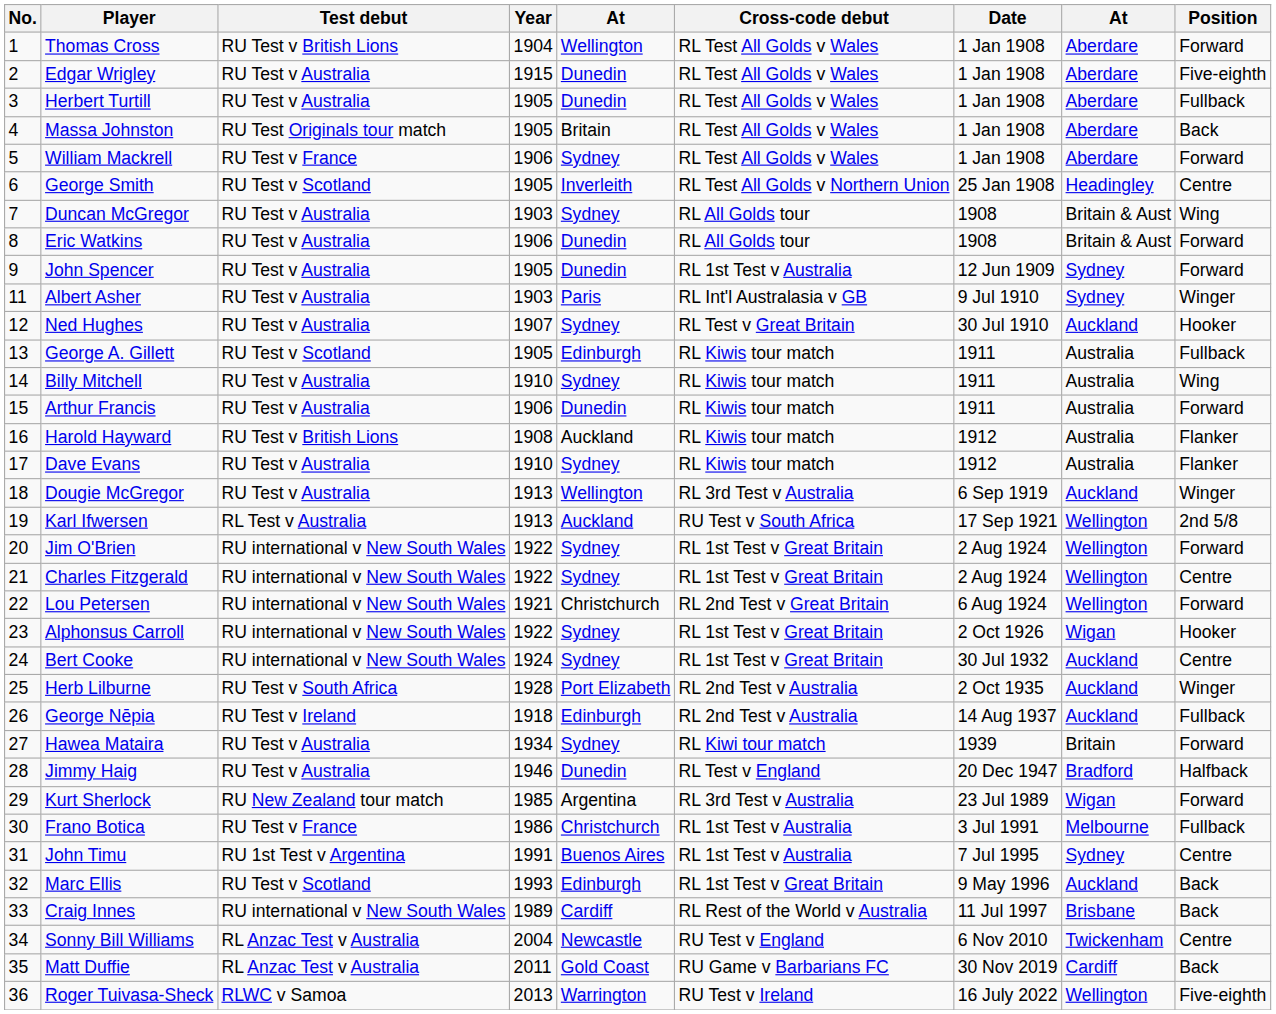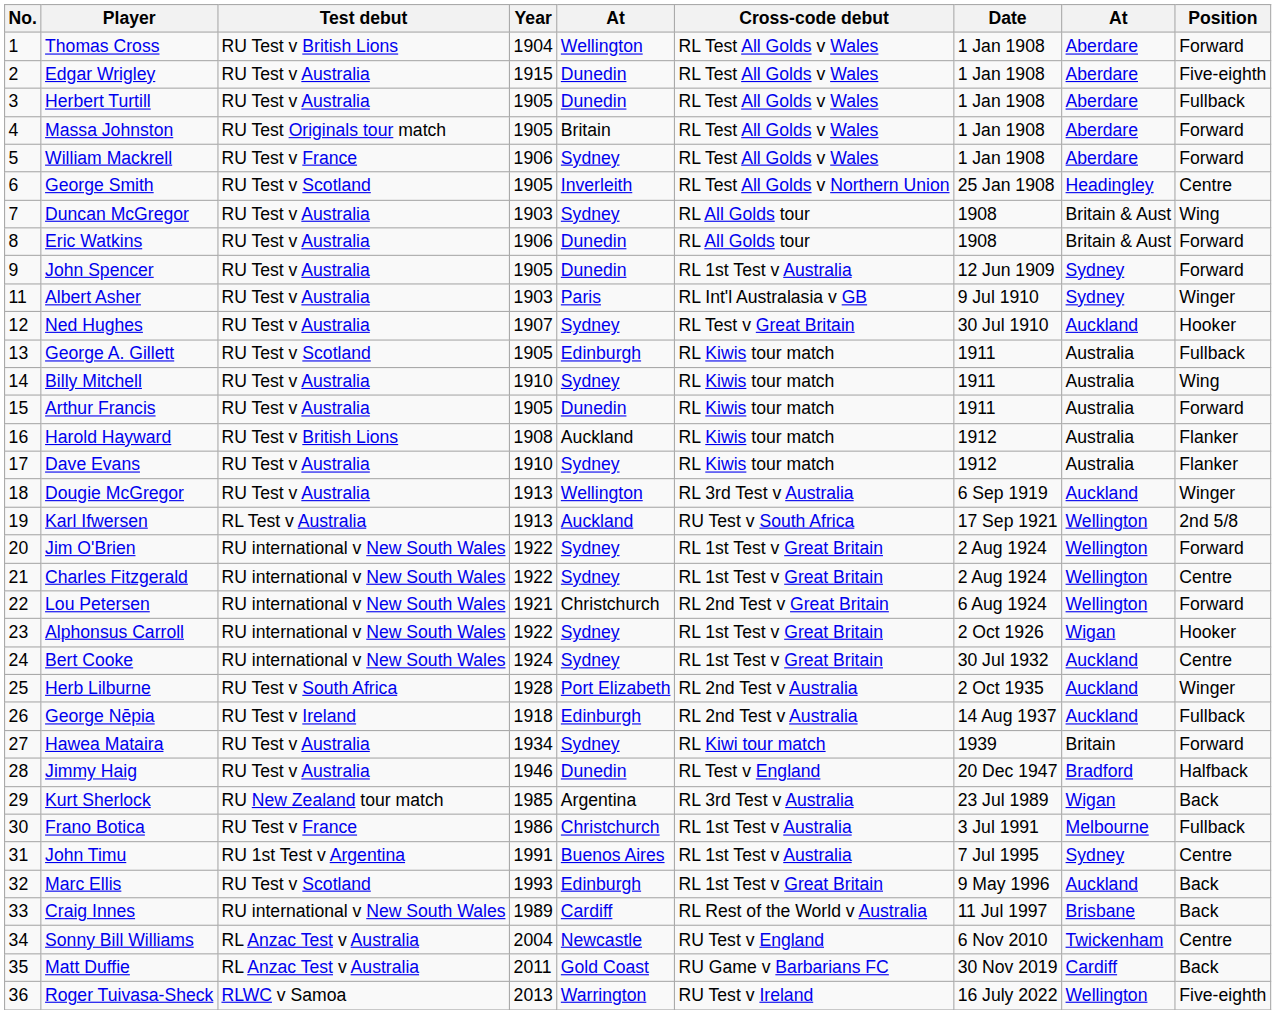(1199, 130) Back -> (1212, 130) Forward
(533, 409) 1906 -> (533, 409) 1905
(1212, 800) Forward -> (1199, 800) Back
